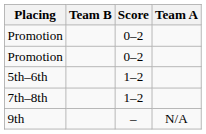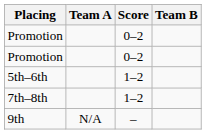columns swapped: (176, 14) <-> (90, 14)
